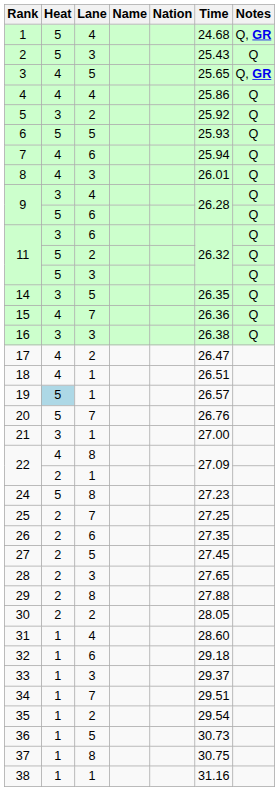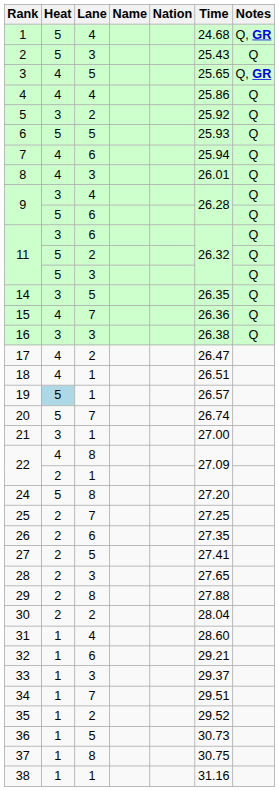(214, 415) 26.76 -> (214, 415) 26.74
(214, 495) 27.23 -> (214, 495) 27.20
(214, 555) 27.45 -> (214, 555) 27.41
(214, 615) 28.05 -> (214, 615) 28.04
(214, 656) 29.18 -> (214, 656) 29.21
(214, 716) 29.54 -> (214, 716) 29.52
